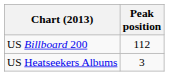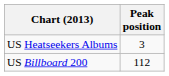rows swapped: (47, 44) <-> (62, 62)
